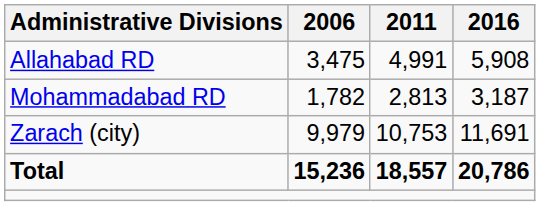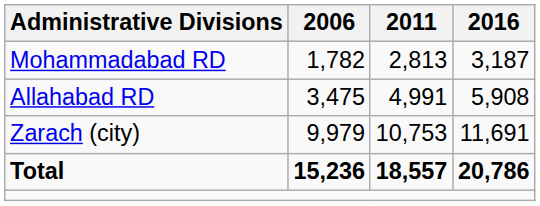rows swapped: (82, 60) <-> (118, 97)
